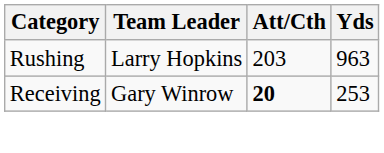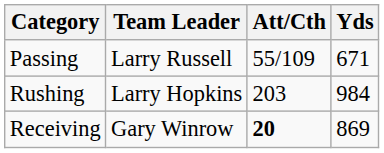+ row: (44, 57)
(353, 57) 963 -> (353, 93) 984
(353, 93) 253 -> (353, 128) 869
